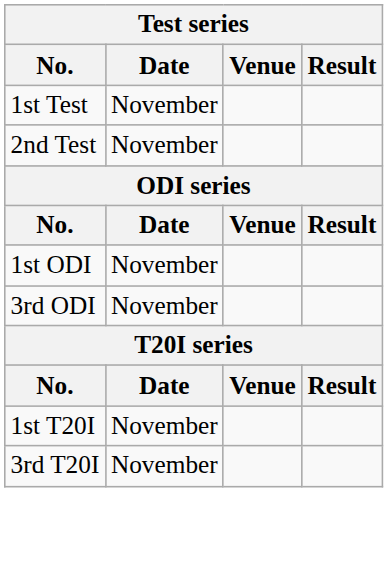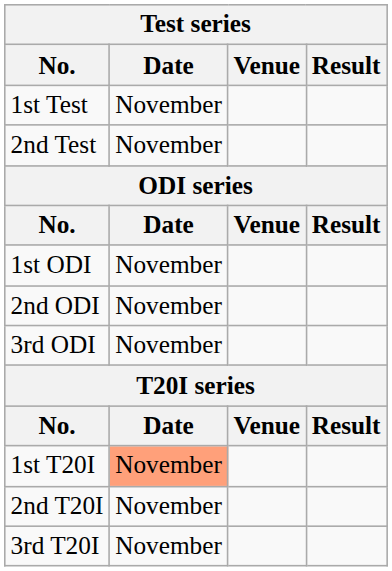+ row: (55, 305)
(164, 425) no background -> (169, 465) lightsalmon background
+ row: (57, 505)
